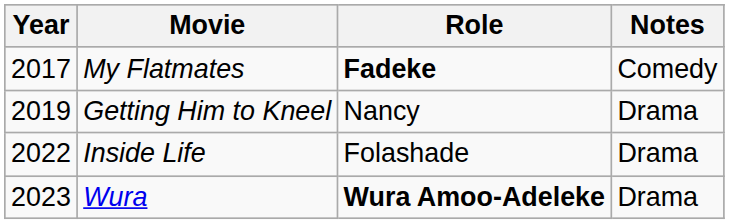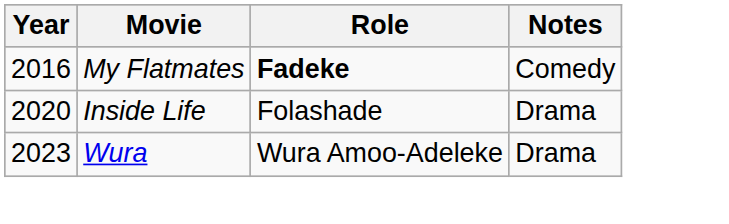(41, 68) 2017 -> (41, 68) 2016
- row: (207, 111)
(41, 153) 2022 -> (41, 111) 2020
(474, 196) bold -> (380, 153) normal
